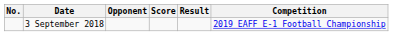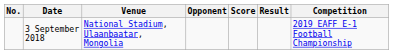+ column: (134, 11)
